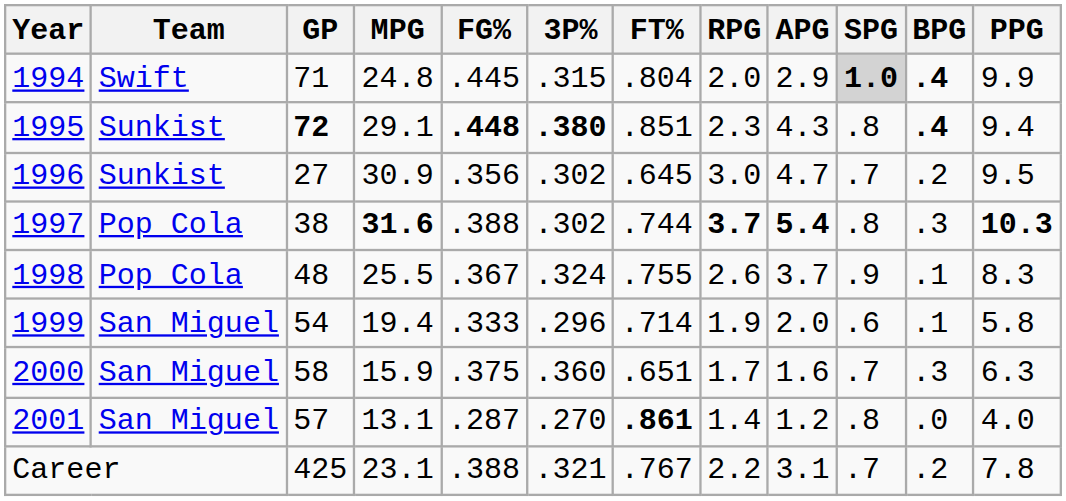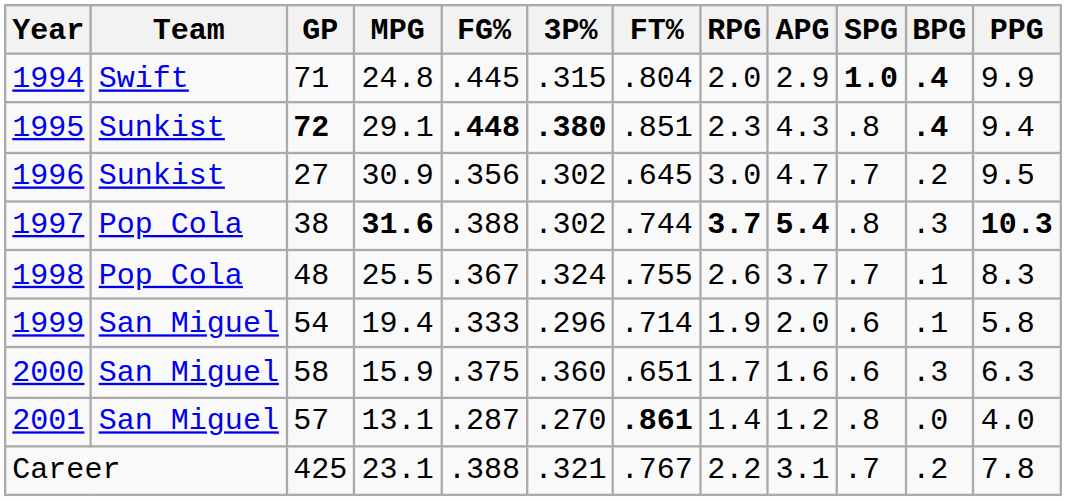(871, 79) lightgrey background -> (871, 79) no background
(862, 274) .9 -> (862, 274) .7
(862, 372) .7 -> (862, 372) .6
